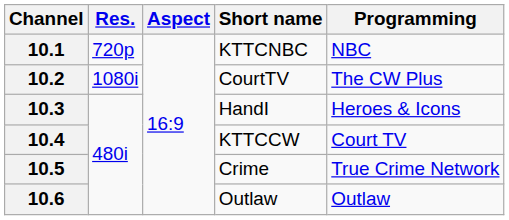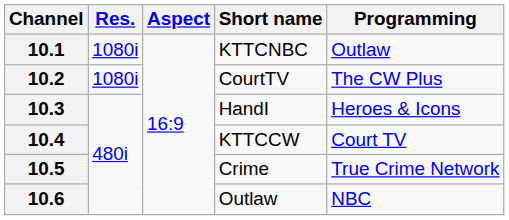(113, 49) 720p -> (115, 49) 1080i
(351, 49) NBC -> (361, 49) Outlaw
(361, 199) Outlaw -> (351, 199) NBC
